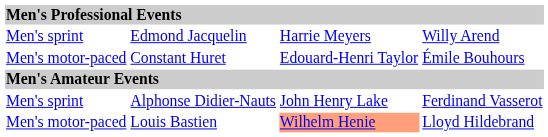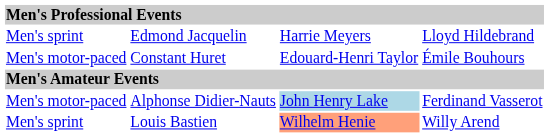(461, 36) Willy Arend -> (478, 36) Lloyd Hildebrand
(45, 101) Men's sprint -> (66, 101) Men's motor-paced
(334, 101) no background -> (334, 101) lightblue background
(66, 122) Men's motor-paced -> (45, 122) Men's sprint
(478, 122) Lloyd Hildebrand -> (461, 122) Willy Arend
